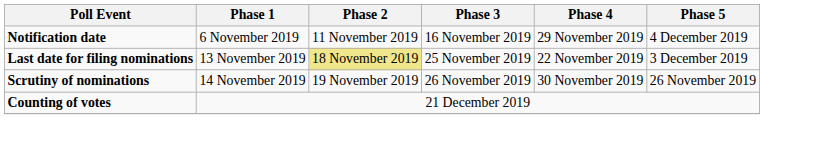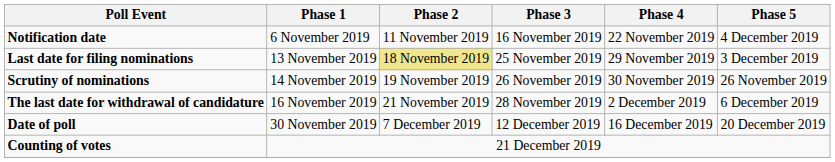(590, 37) 29 November 2019 -> (661, 37) 22 November 2019
(590, 59) 22 November 2019 -> (661, 59) 29 November 2019
+ row: (136, 102)
+ row: (42, 124)
